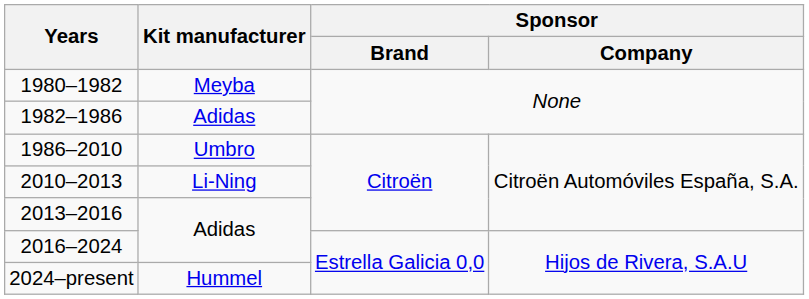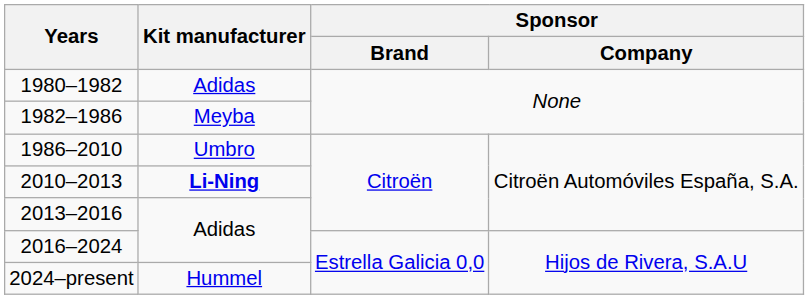(224, 85) Meyba -> (224, 85) Adidas
(224, 117) Adidas -> (224, 117) Meyba
(224, 181) normal -> (224, 181) bold
